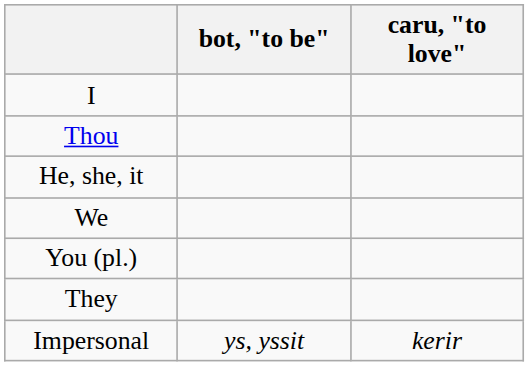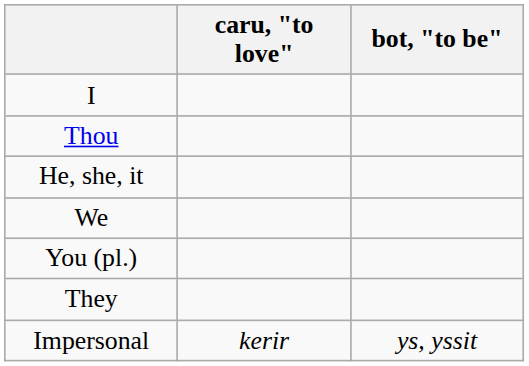columns swapped: (437, 39) <-> (264, 39)
